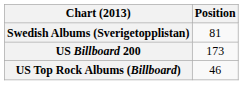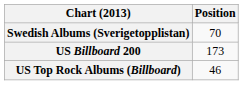(215, 32) 81 -> (215, 32) 70
